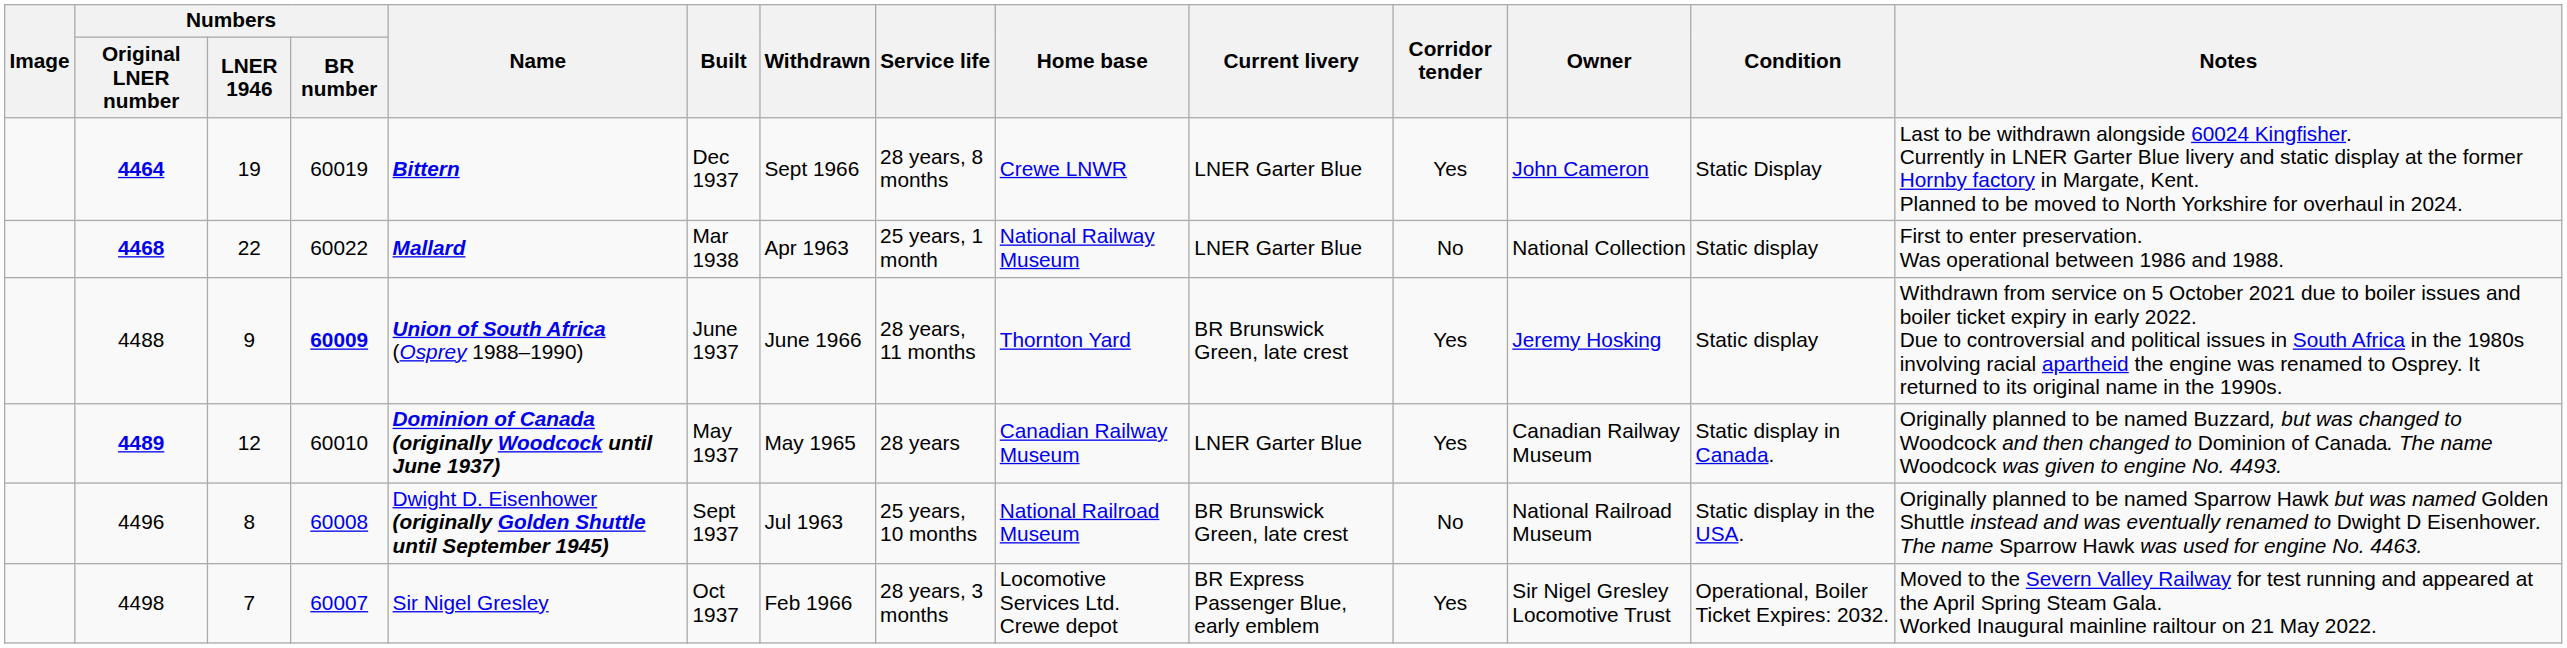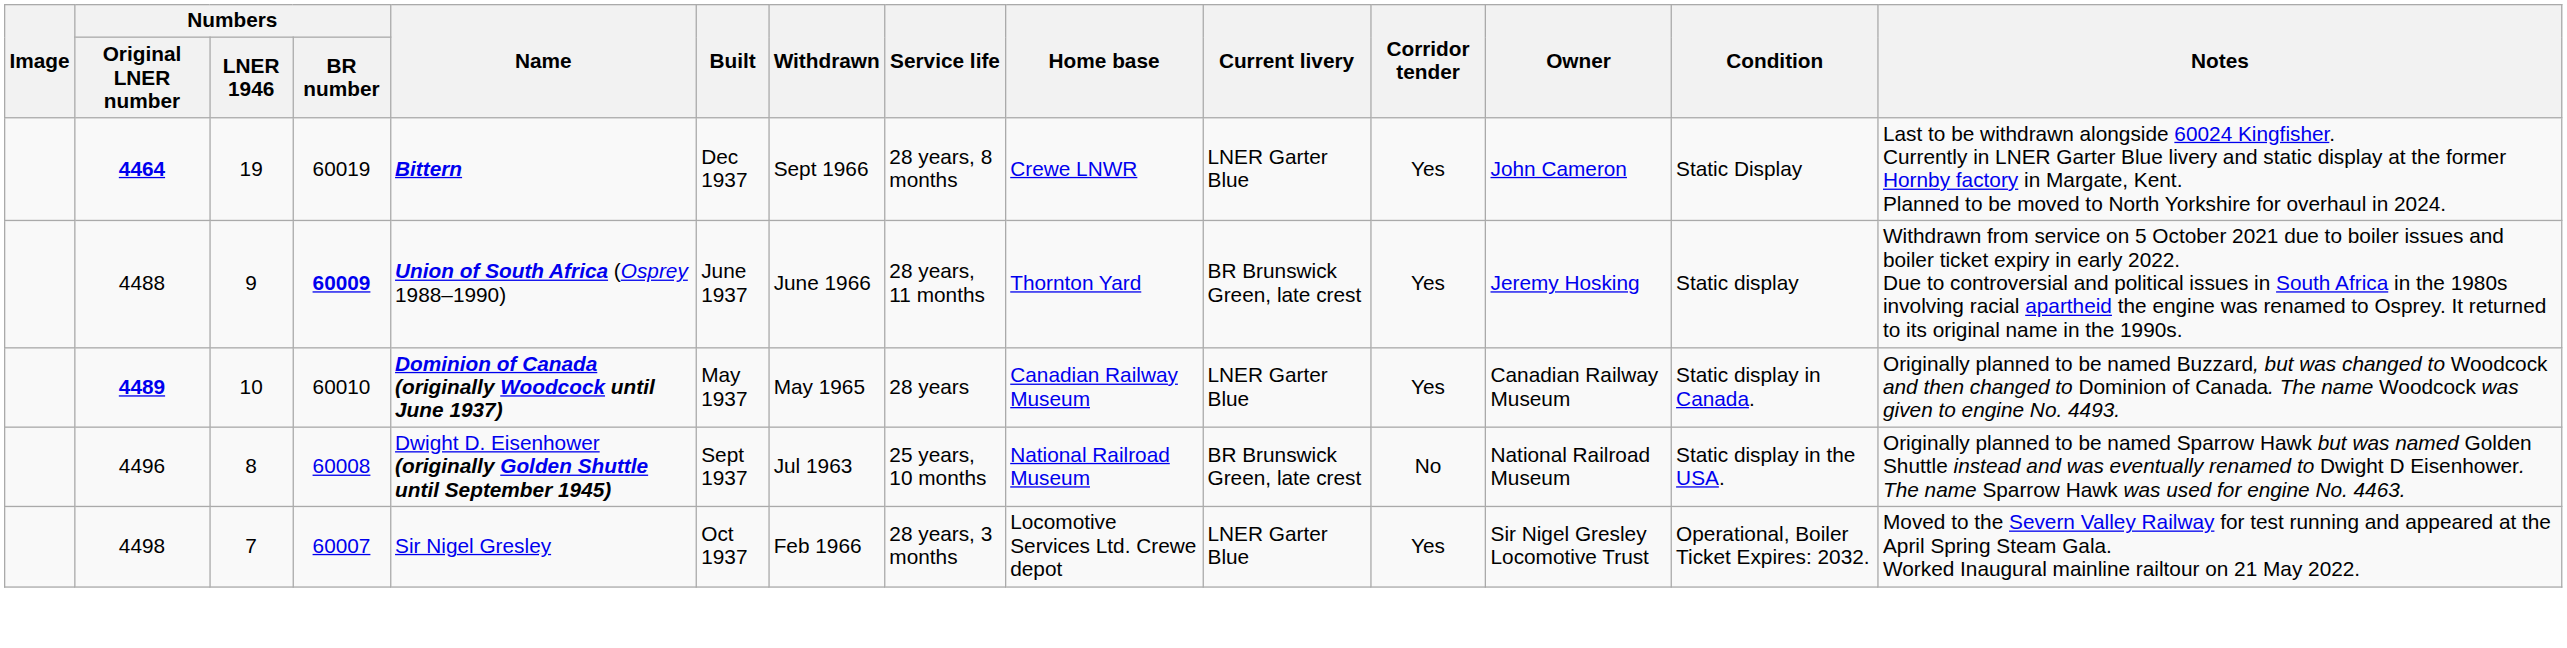- row: (141, 248)
(249, 443) 12 -> (251, 386) 10
(1271, 602) BR Express Passenger Blue, early emblem -> (1268, 546) LNER Garter Blue
